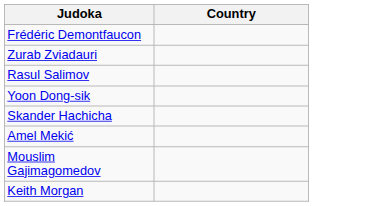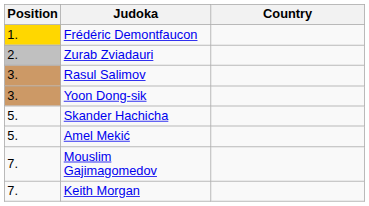+ column: (33, 14)
